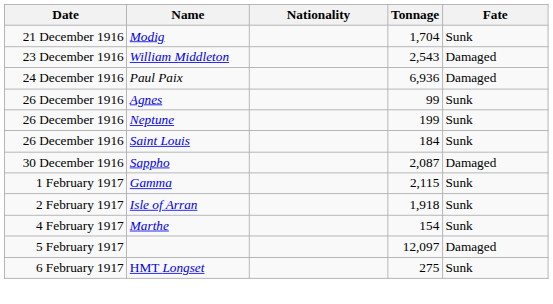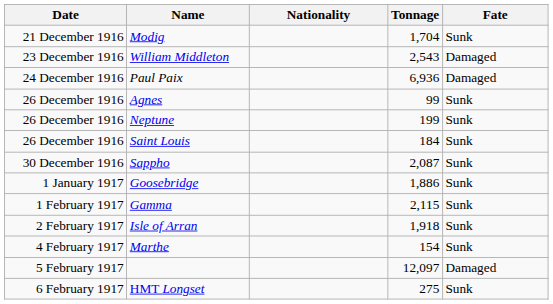(471, 162) Damaged -> (459, 162) Sunk
+ row: (164, 183)
